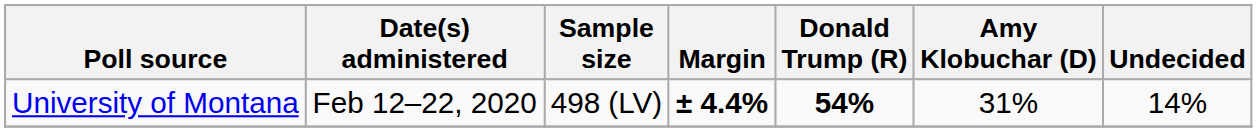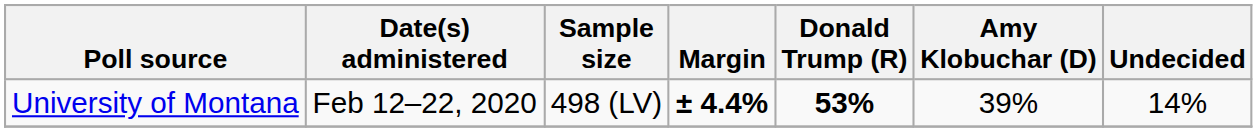(844, 103) 54% -> (844, 103) 53%
(1008, 103) 31% -> (1008, 103) 39%
